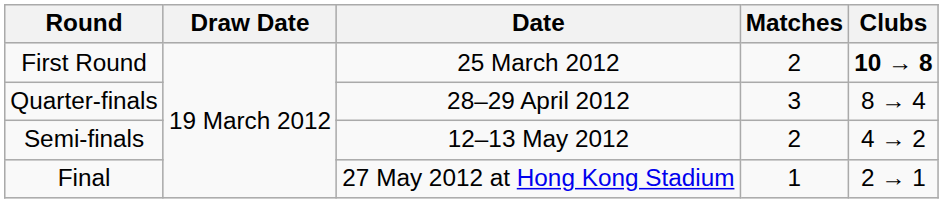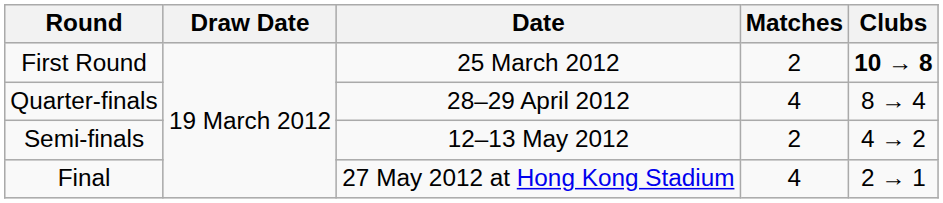(794, 100) 3 -> (794, 100) 4
(794, 178) 1 -> (794, 178) 4
